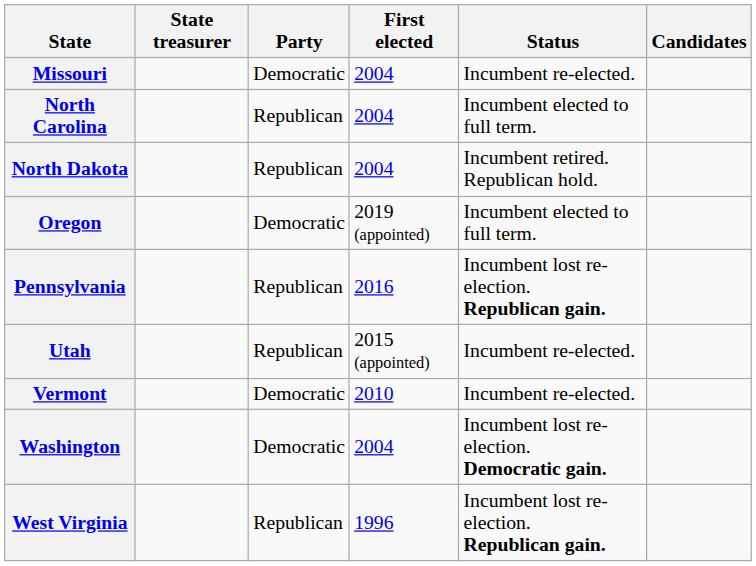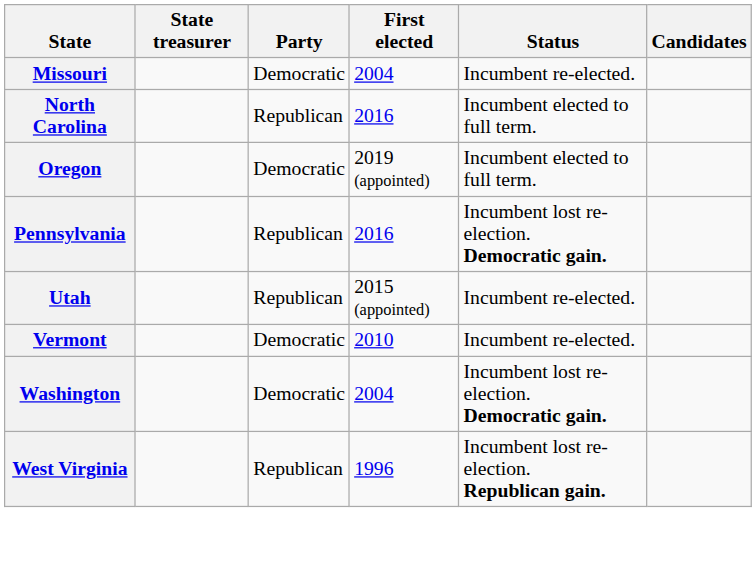(374, 115) 2004 -> (374, 115) 2016
- row: (70, 169)
(536, 286) Incumbent lost re-election. Republican gain. -> (536, 233) Incumbent lost re-election. Democratic gain.
